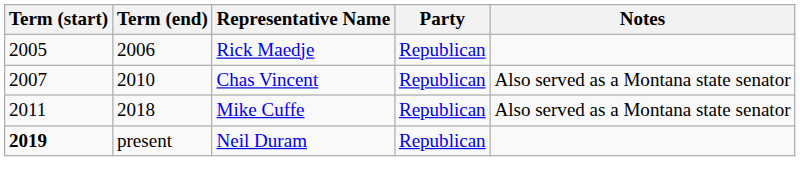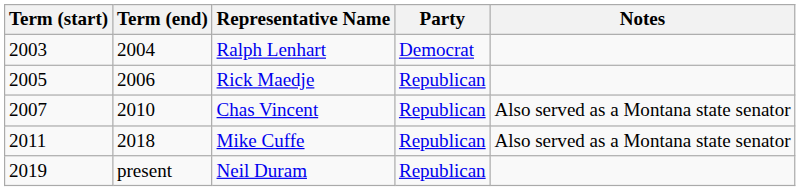+ row: (271, 49)
(28, 140) bold -> (28, 170) normal
